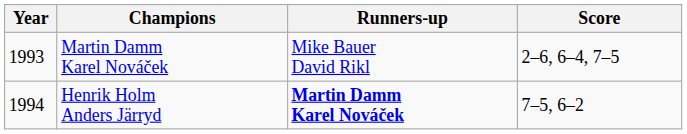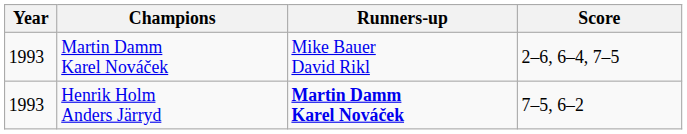(26, 104) 1994 -> (26, 104) 1993
